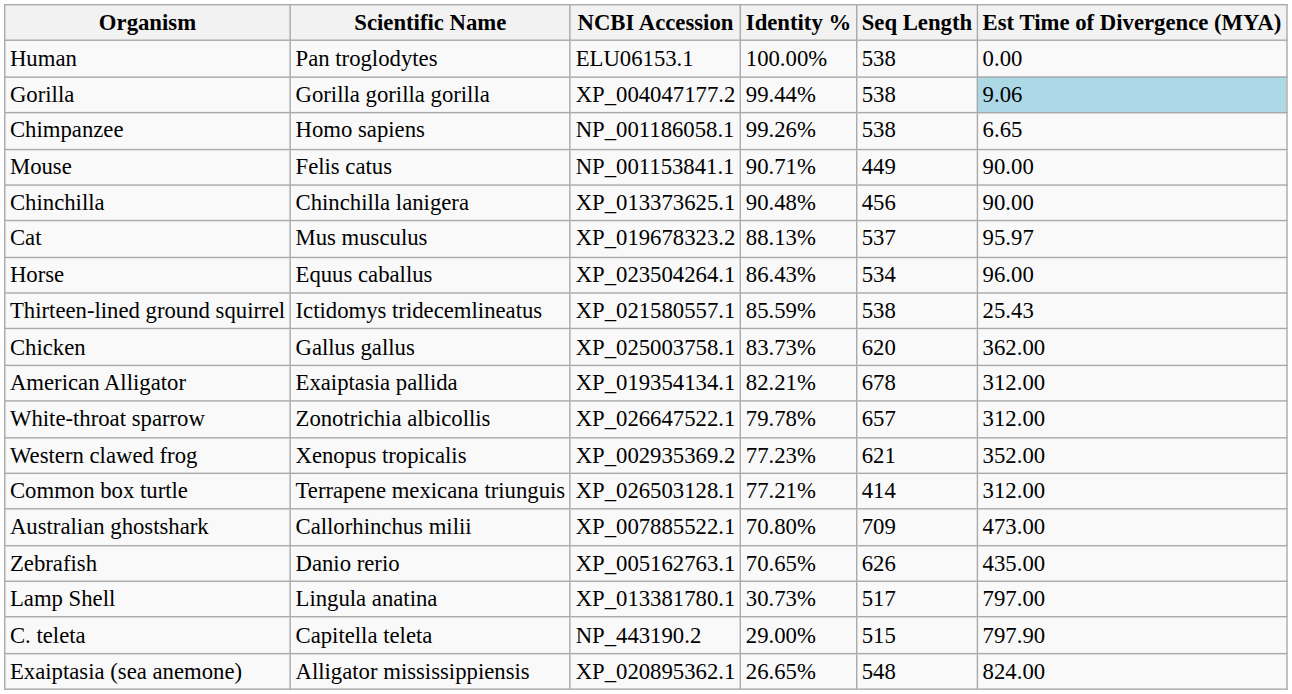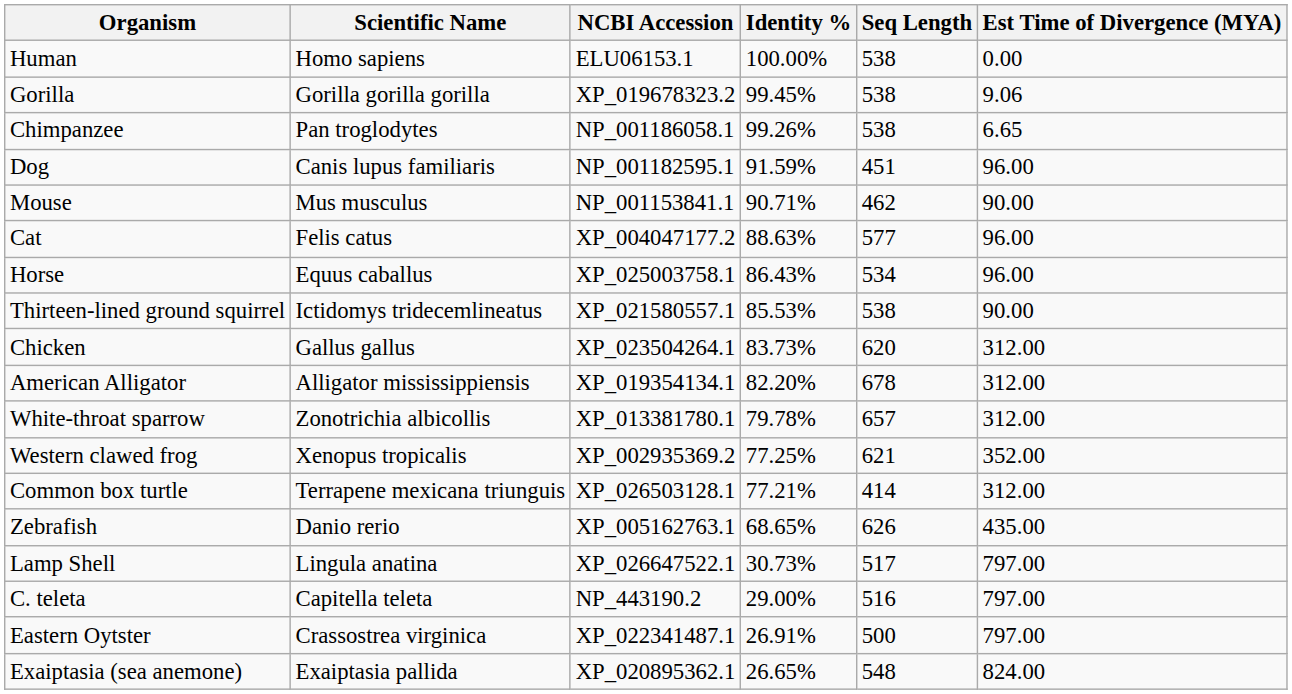(366, 58) Pan troglodytes -> (360, 58) Homo sapiens
(655, 94) XP_004047177.2 -> (655, 94) XP_019678323.2
(781, 94) 99.44% -> (781, 94) 99.45%
(1003, 94) lightblue background -> (1003, 94) no background
(360, 130) Homo sapiens -> (366, 130) Pan troglodytes
+ row: (30, 166)
(344, 166) Felis catus -> (361, 202) Mus musculus
(879, 166) 449 -> (879, 202) 462
- row: (57, 202)
(361, 238) Mus musculus -> (344, 238) Felis catus
(655, 238) XP_019678323.2 -> (655, 238) XP_004047177.2
(781, 238) 88.13% -> (781, 238) 88.63%
(879, 238) 537 -> (879, 238) 577
(1008, 238) 95.97 -> (1008, 238) 96.00
(655, 274) XP_023504264.1 -> (655, 274) XP_025003758.1
(781, 310) 85.59% -> (781, 310) 85.53%
(1008, 310) 25.43 -> (1008, 310) 90.00
(655, 346) XP_025003758.1 -> (655, 346) XP_023504264.1
(1014, 346) 362.00 -> (1014, 346) 312.00
(377, 382) Exaiptasia pallida -> (413, 382) Alligator mississippiensis
(781, 382) 82.21% -> (781, 382) 82.20%
(655, 418) XP_026647522.1 -> (655, 418) XP_013381780.1
(781, 454) 77.23% -> (781, 454) 77.25%
- row: (109, 526)
(781, 563) 70.65% -> (781, 526) 68.65%
(655, 599) XP_013381780.1 -> (655, 563) XP_026647522.1
(879, 635) 515 -> (879, 599) 516
(1014, 635) 797.90 -> (1014, 599) 797.00
+ row: (80, 635)
(413, 671) Alligator mississippiensis -> (377, 671) Exaiptasia pallida
